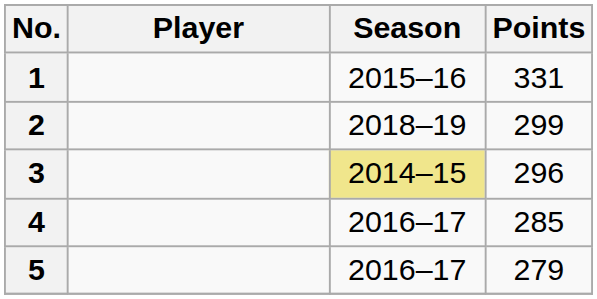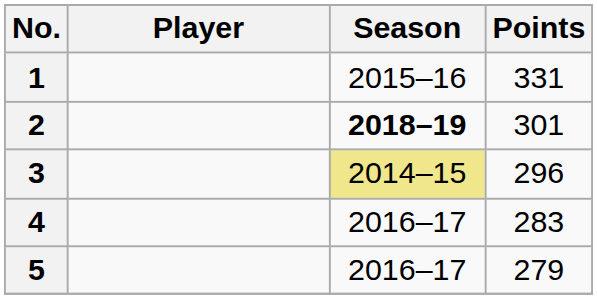(407, 125) normal -> (407, 125) bold
(539, 125) 299 -> (539, 125) 301
(539, 221) 285 -> (539, 221) 283
